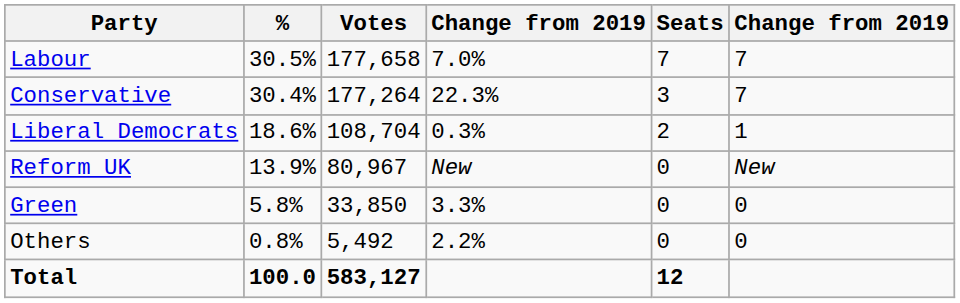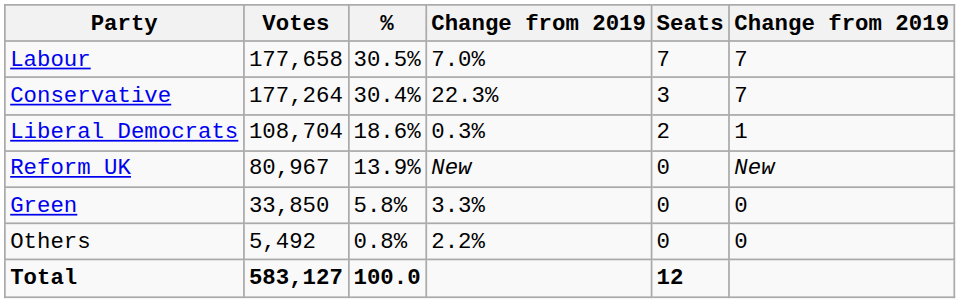columns swapped: (374, 23) <-> (282, 23)
